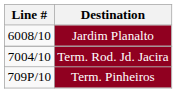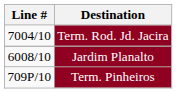rows swapped: (113, 35) <-> (113, 56)
